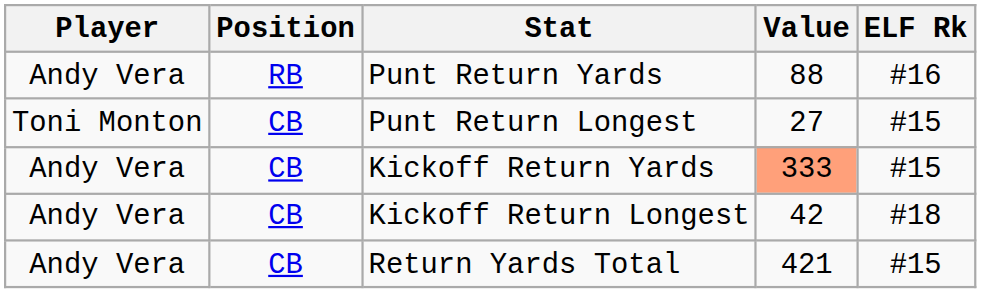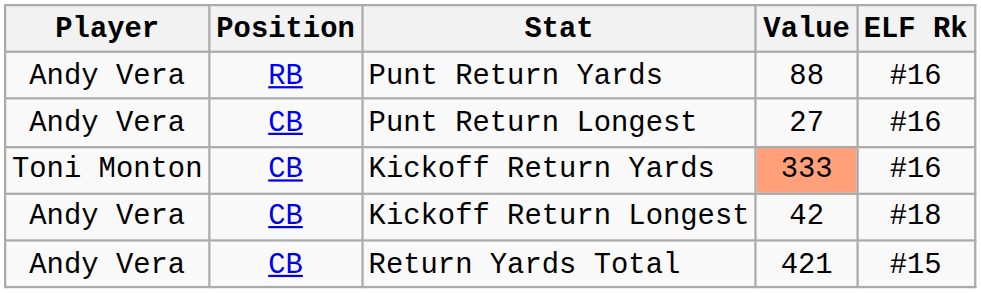(107, 123) Toni Monton -> (107, 123) Andy Vera
(916, 123) #15 -> (916, 123) #16
(107, 170) Andy Vera -> (107, 170) Toni Monton
(916, 170) #15 -> (916, 170) #16
